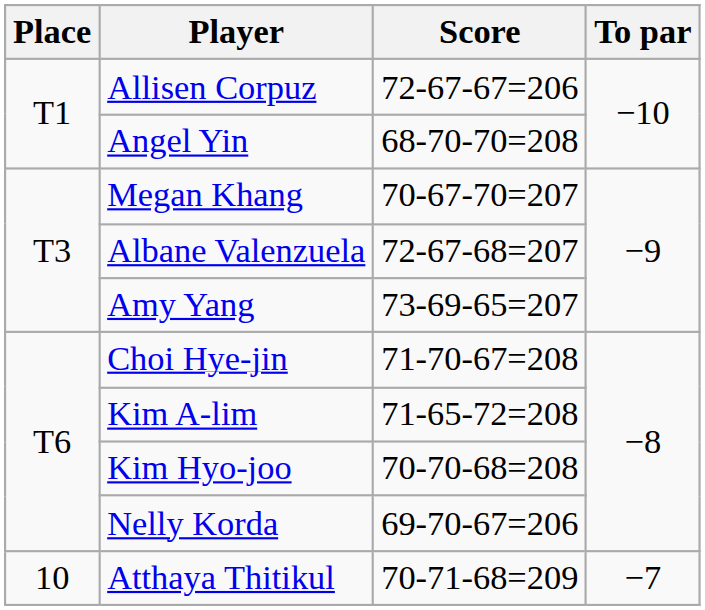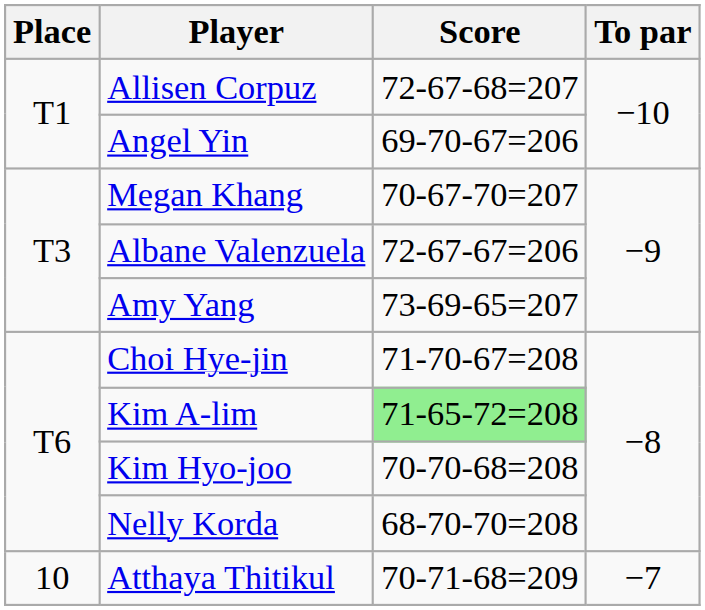(480, 86) 72-67-67=206 -> (480, 86) 72-67-68=207
(480, 140) 68-70-70=208 -> (480, 140) 69-70-67=206
(480, 250) 72-67-68=207 -> (480, 250) 72-67-67=206
(480, 413) no background -> (480, 413) lightgreen background
(480, 522) 69-70-67=206 -> (480, 522) 68-70-70=208
